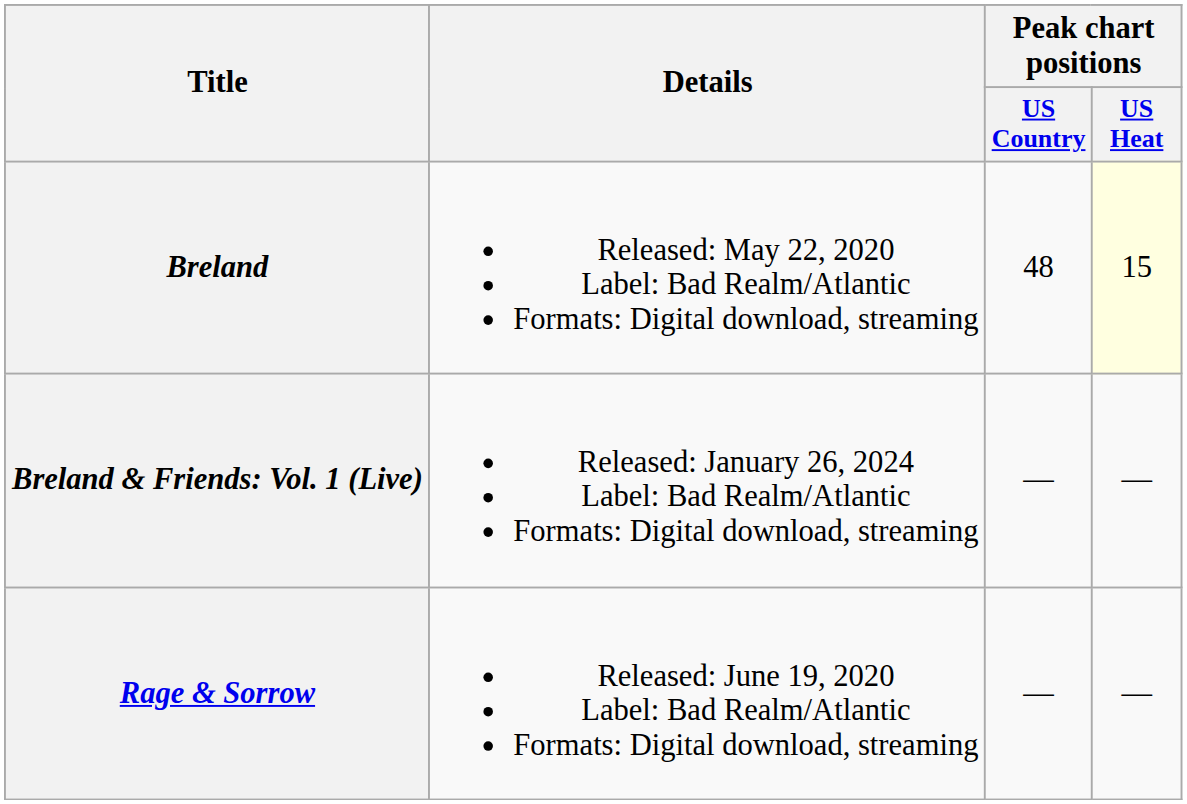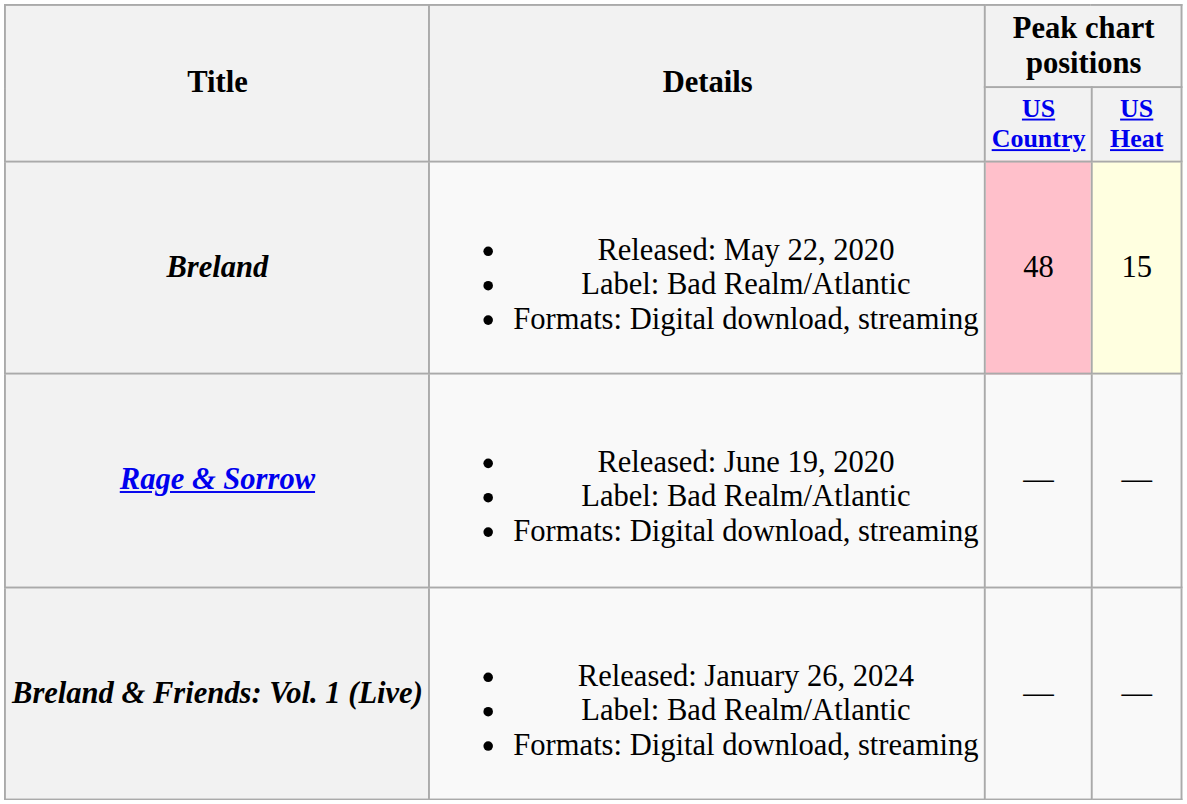(1039, 267) no background -> (1039, 267) pink background
rows swapped: (217, 692) <-> (217, 479)
